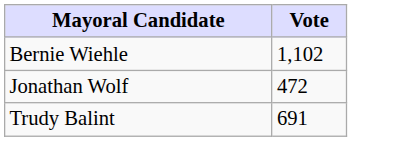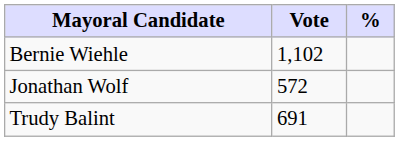+ column: (370, 20)
(292, 86) 472 -> (292, 86) 572
